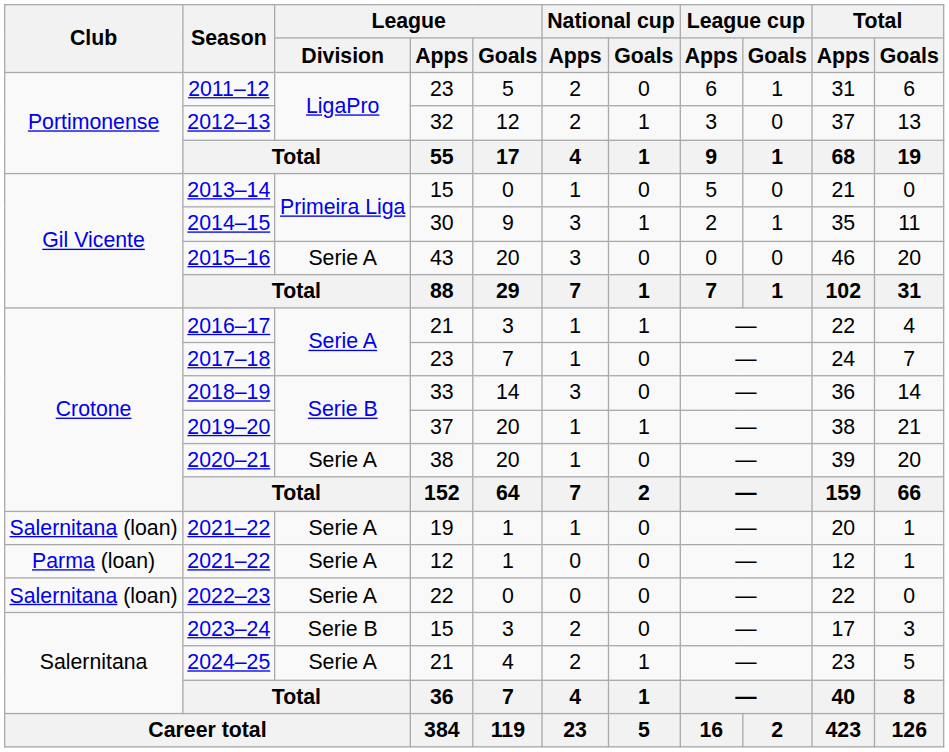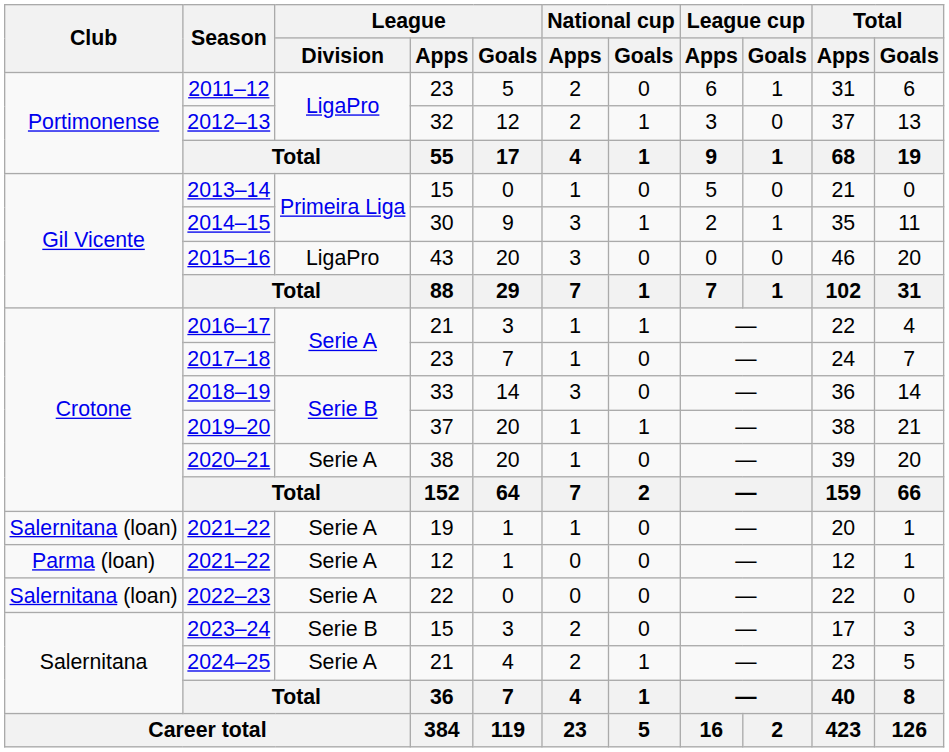(343, 257) Serie A -> (343, 257) LigaPro
